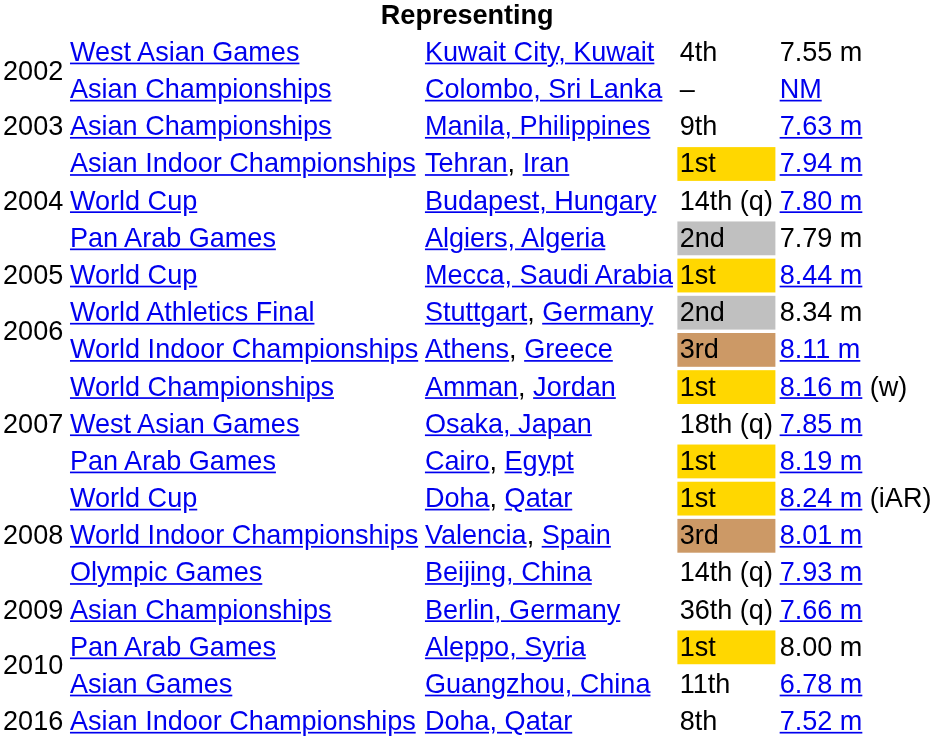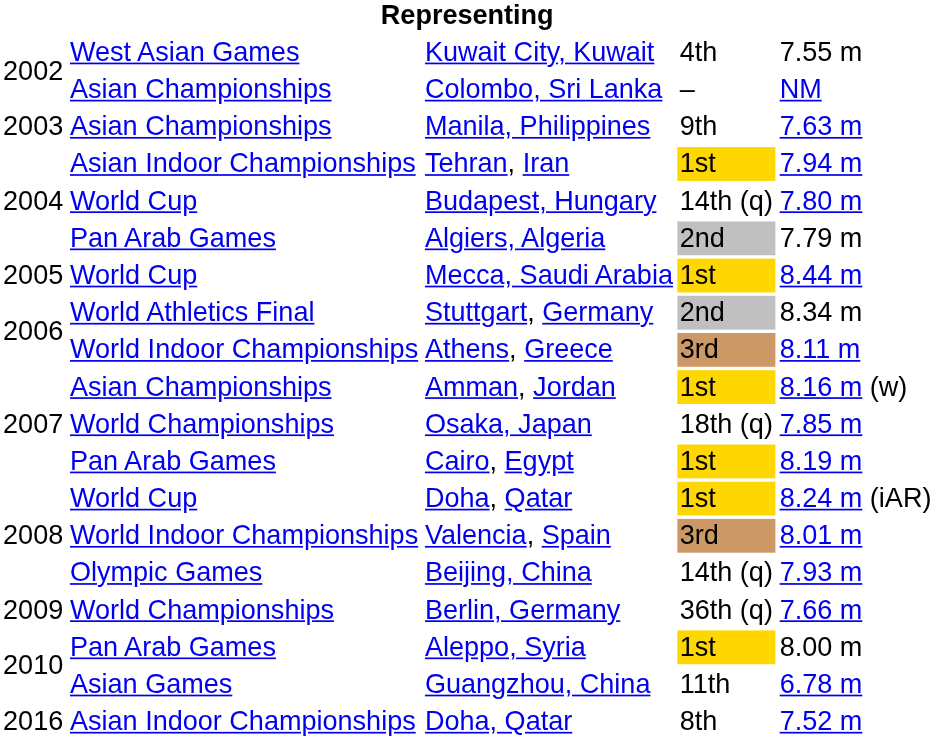(202, 386) World Championships -> (201, 386) Asian Championships
(185, 423) West Asian Games -> (202, 423) World Championships
(201, 609) Asian Championships -> (202, 609) World Championships
